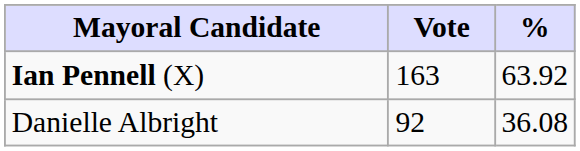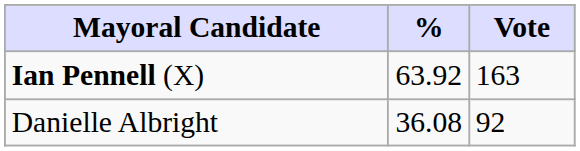columns swapped: (442, 27) <-> (535, 27)
